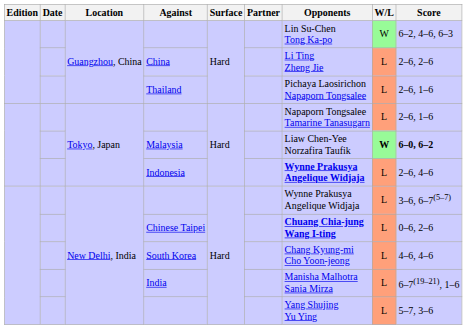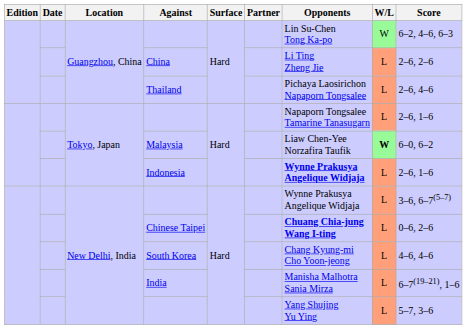(416, 89) 2–6, 1–6 -> (416, 89) 2–6, 4–6
(416, 144) bold -> (416, 144) normal
(416, 172) 2–6, 4–6 -> (416, 172) 2–6, 1–6
